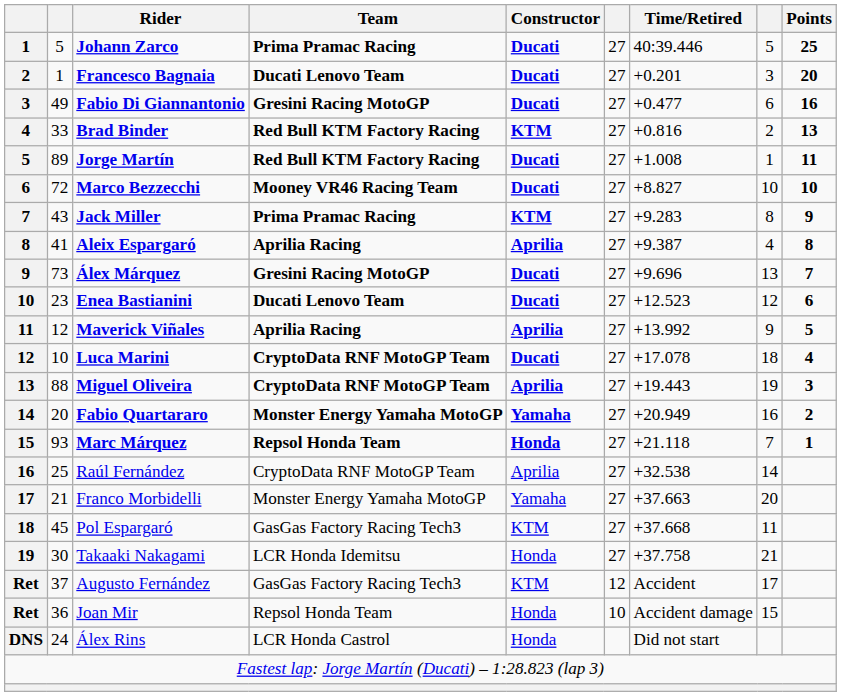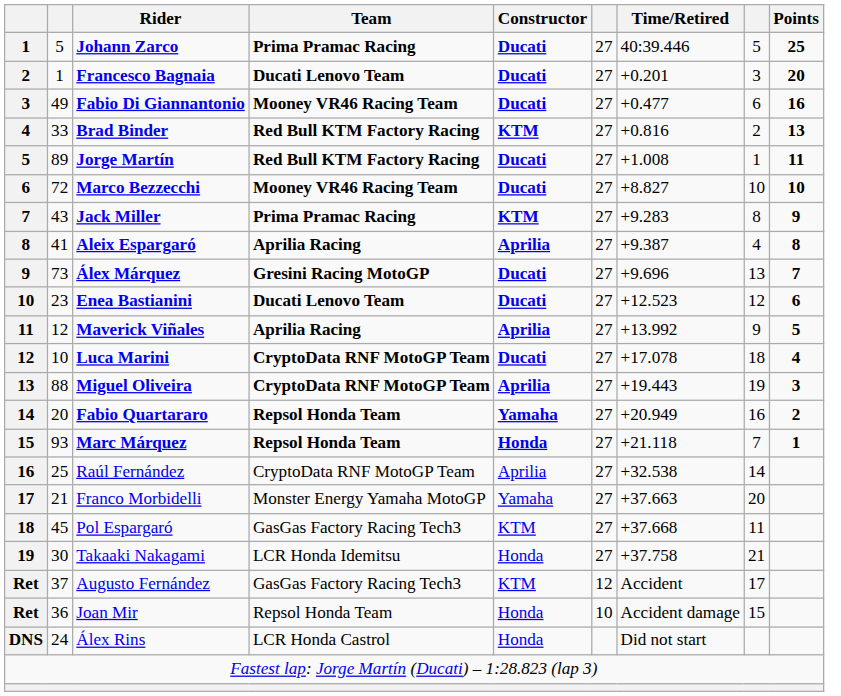(341, 103) Gresini Racing MotoGP -> (355, 103) Mooney VR46 Racing Team
(378, 414) Monster Energy Yamaha MotoGP -> (327, 414) Repsol Honda Team
